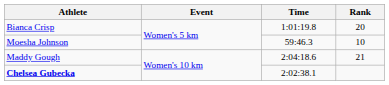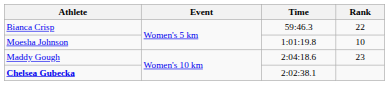(299, 27) 1:01:19.8 -> (299, 27) 59:46.3
(360, 27) 20 -> (360, 27) 22
(299, 42) 59:46.3 -> (299, 42) 1:01:19.8
(360, 58) 21 -> (360, 58) 23
